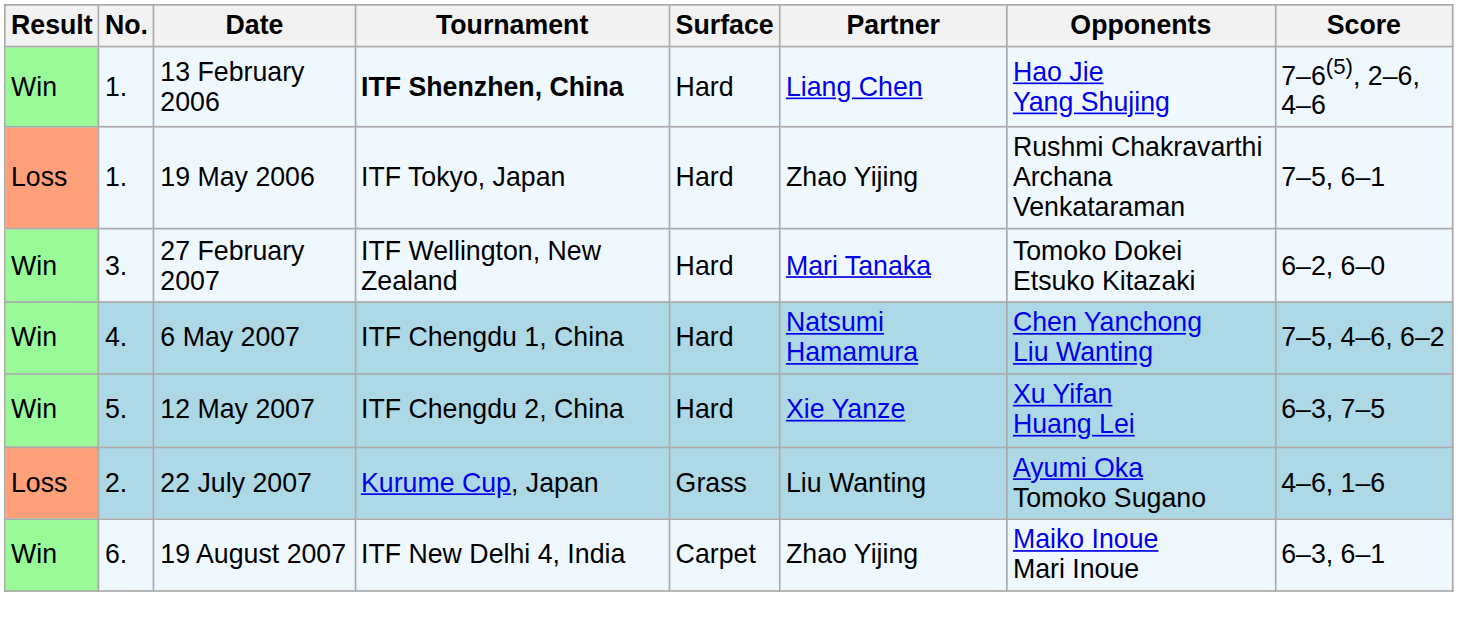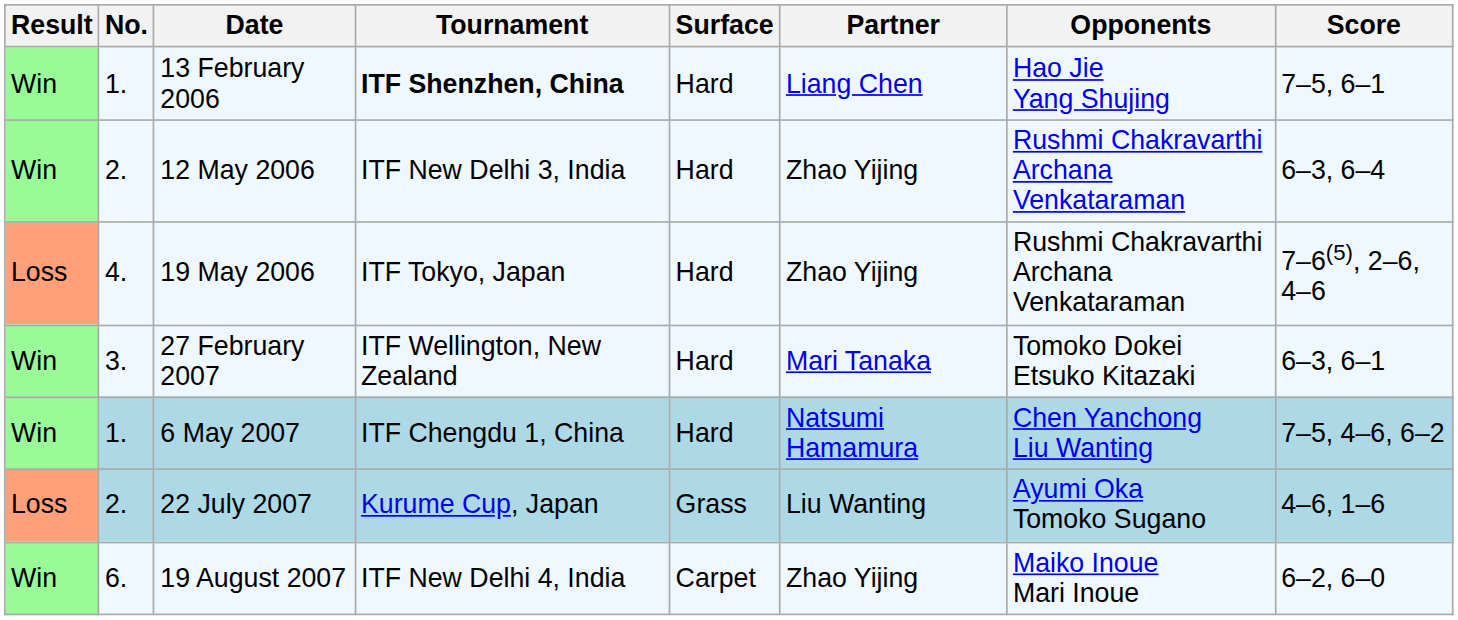(1350, 86) 7–6(5), 2–6, 4–6 -> (1333, 83) 7–5, 6–1
+ row: (238, 170)
(116, 177) 1. -> (116, 273) 4.
(1333, 177) 7–5, 6–1 -> (1350, 273) 7–6(5), 2–6, 4–6
(1333, 265) 6–2, 6–0 -> (1333, 360) 6–3, 6–1
(116, 337) 4. -> (116, 432) 1.
- row: (238, 410)
(1333, 554) 6–3, 6–1 -> (1333, 577) 6–2, 6–0
